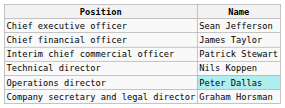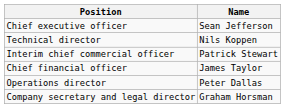rows swapped: (54, 68) <-> (67, 40)
(231, 82) paleturquoise background -> (231, 82) no background
